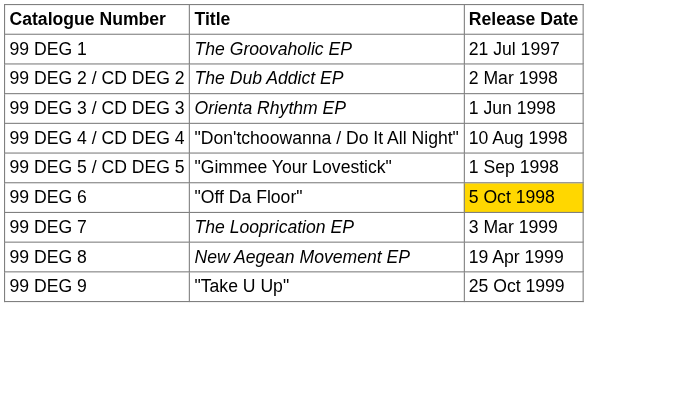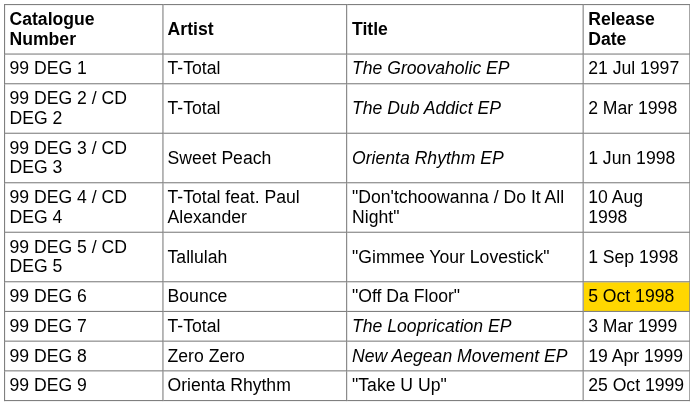+ column: (191, 29)
